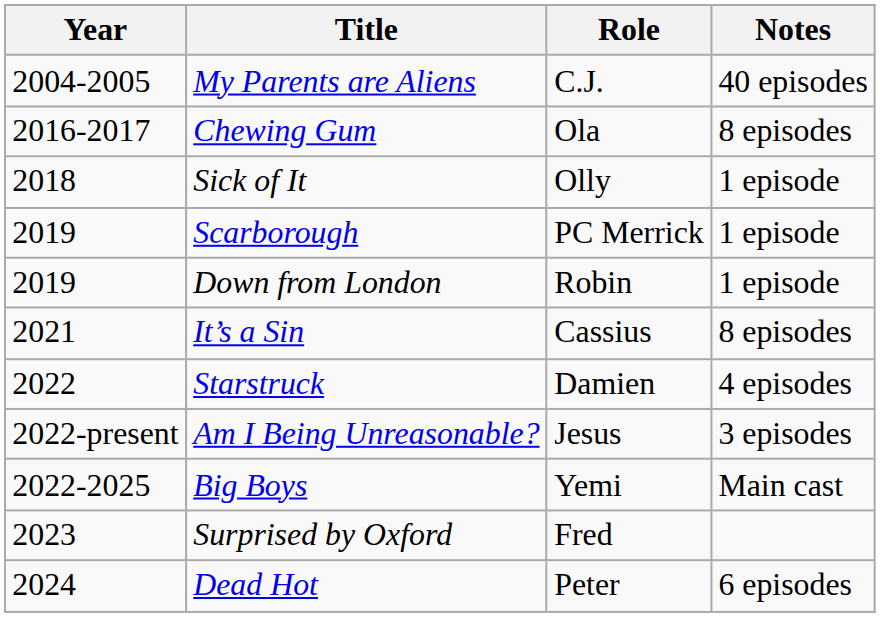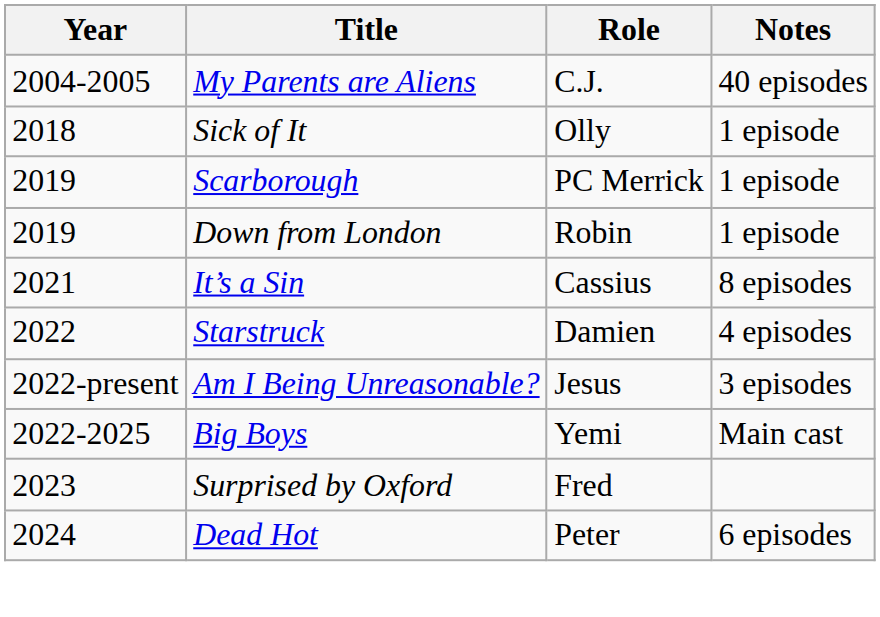- row: (285, 130)
